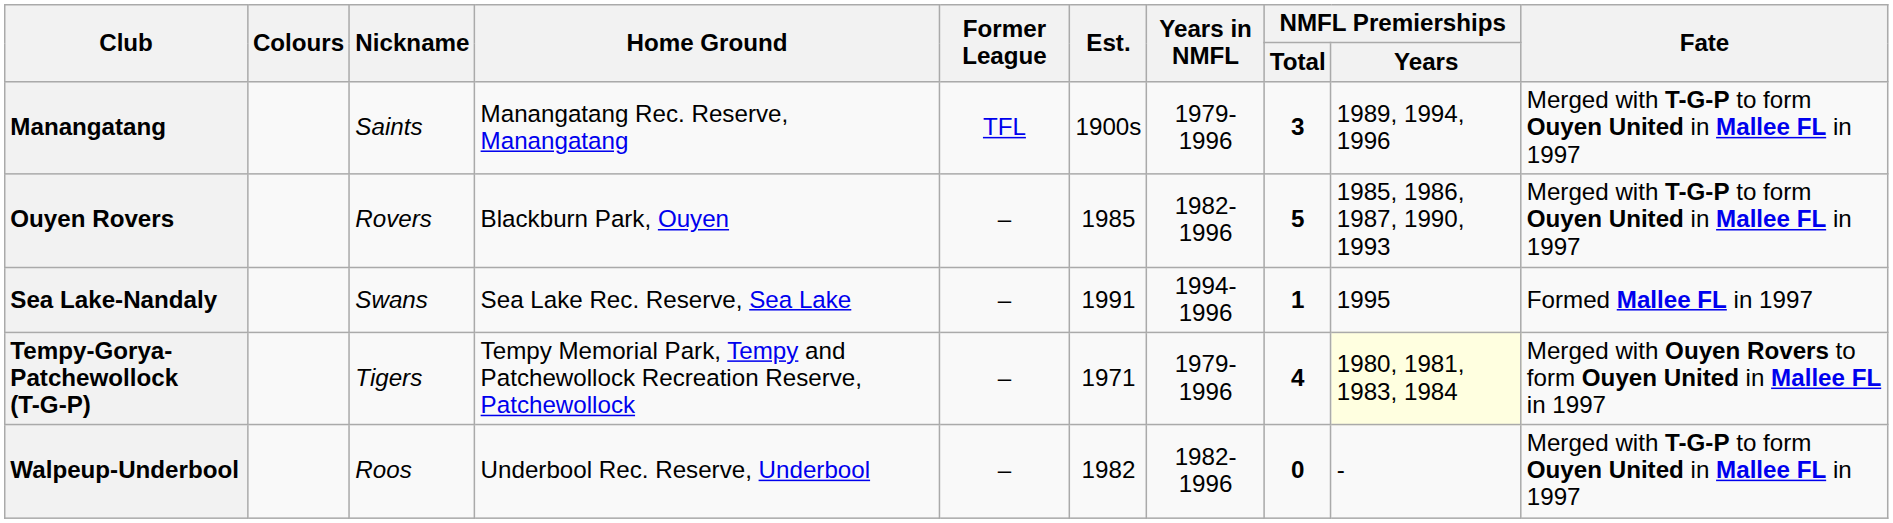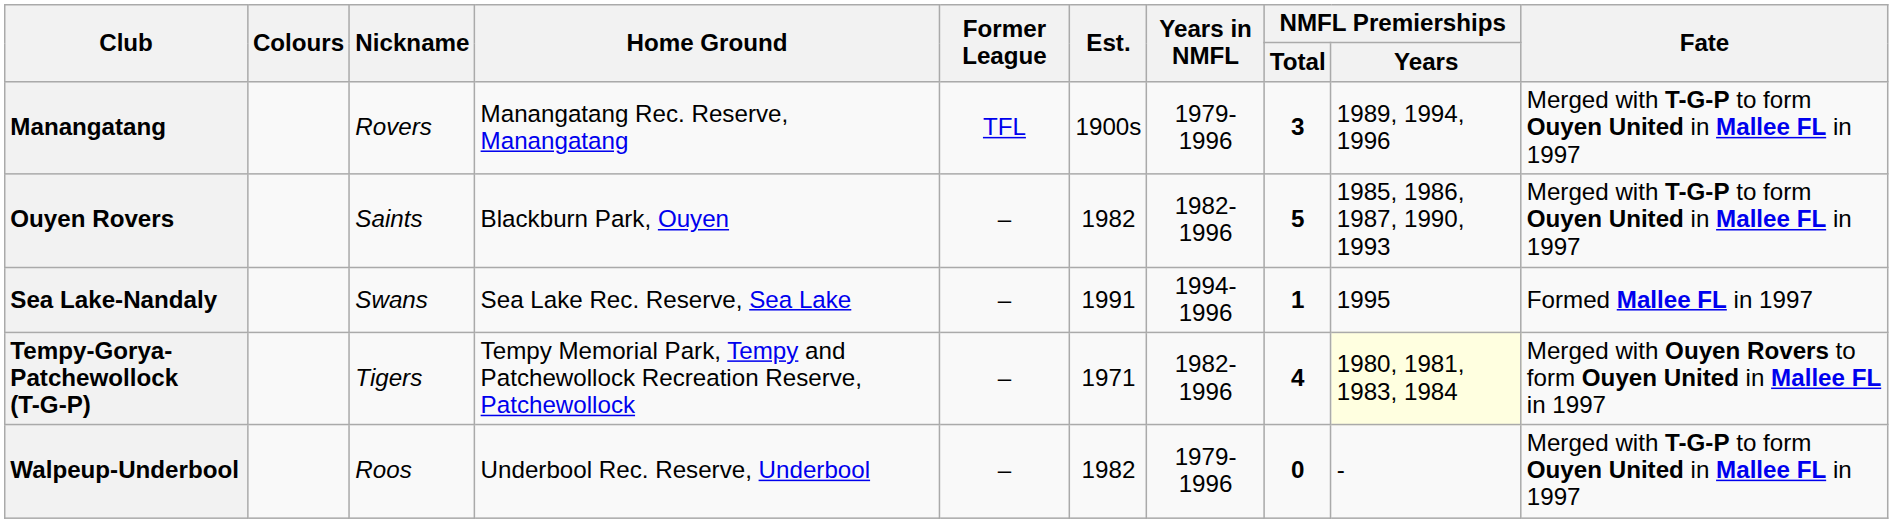(389, 127) Saints -> (394, 127) Rovers
(394, 220) Rovers -> (389, 220) Saints
(1108, 220) 1985 -> (1108, 220) 1982
(1206, 378) 1979-1996 -> (1206, 378) 1982-1996
(1206, 470) 1982-1996 -> (1206, 470) 1979-1996
